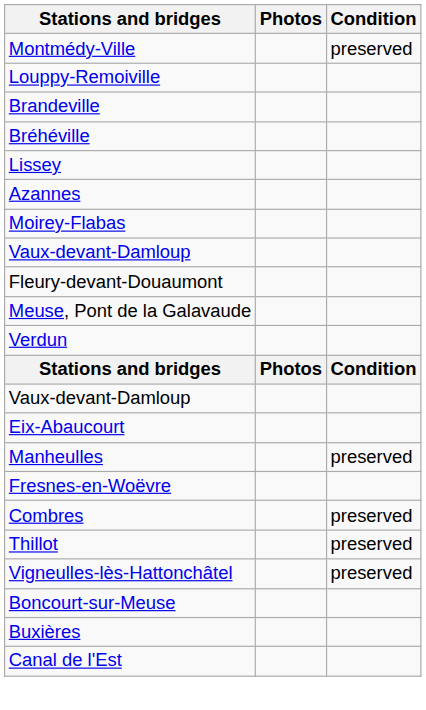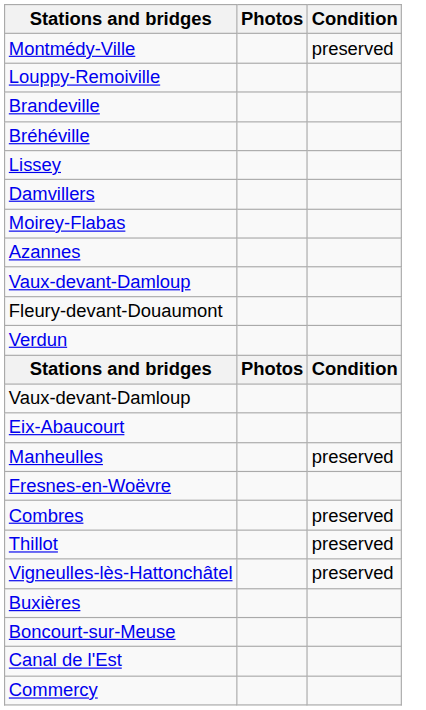+ row: (52, 194)
rows swapped: (67, 223) <-> (45, 194)
- row: (130, 310)
rows swapped: (45, 631) <-> (92, 602)
+ row: (53, 690)
